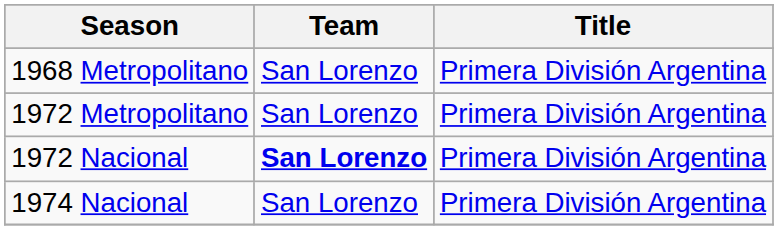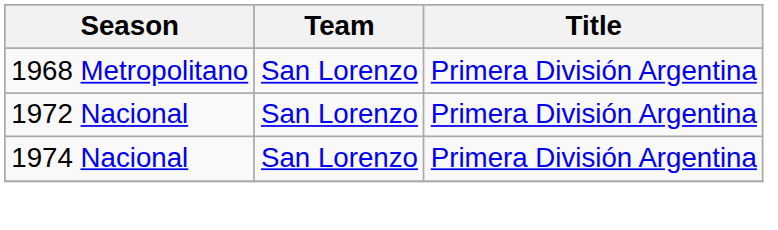- row: (130, 114)
(344, 158) bold -> (339, 114) normal
